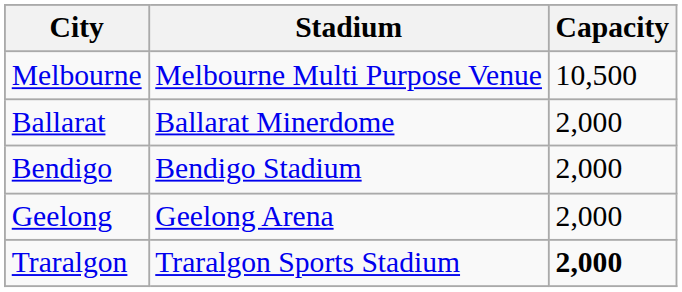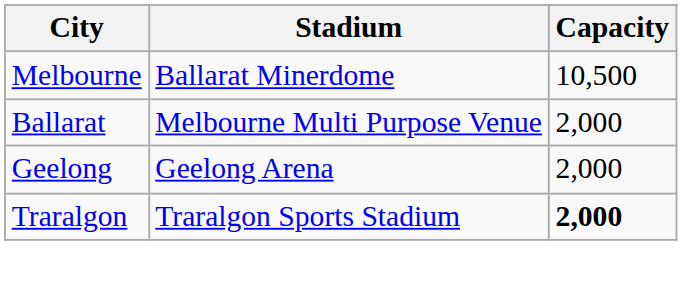(349, 74) Melbourne Multi Purpose Venue -> (275, 74) Ballarat Minerdome
(275, 121) Ballarat Minerdome -> (349, 121) Melbourne Multi Purpose Venue
- row: (62, 168)
